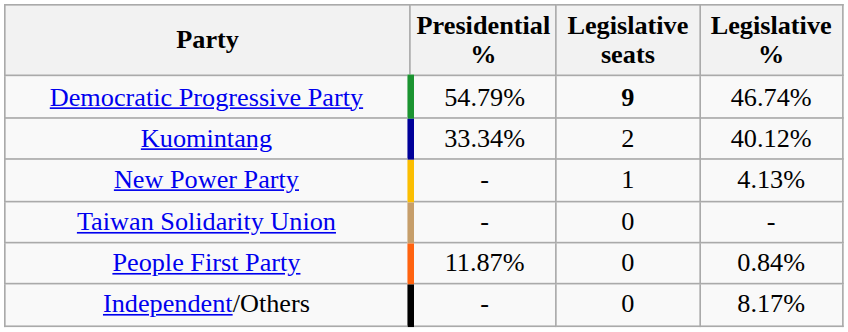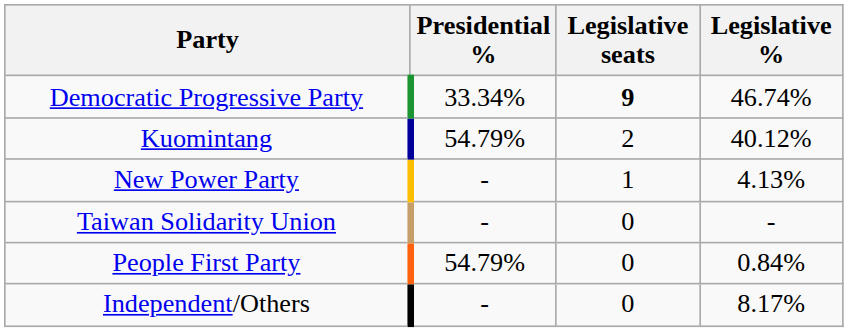(485, 96) 54.79% -> (485, 96) 33.34%
(485, 138) 33.34% -> (485, 138) 54.79%
(485, 262) 11.87% -> (485, 262) 54.79%
